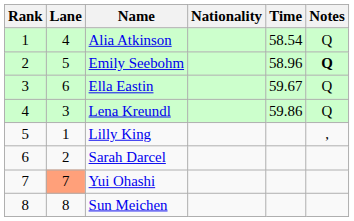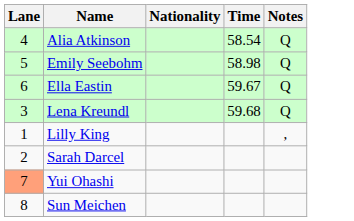- column: (25, 16)
(286, 63) 58.96 -> (244, 63) 58.98
(327, 63) bold -> (285, 63) normal
(286, 110) 59.86 -> (244, 110) 59.68
